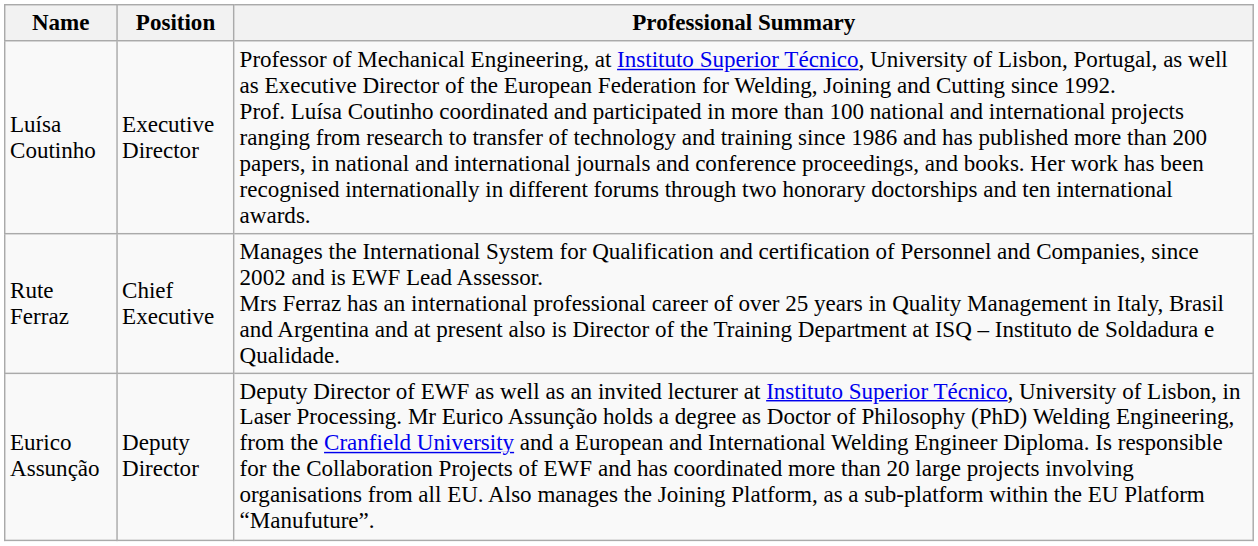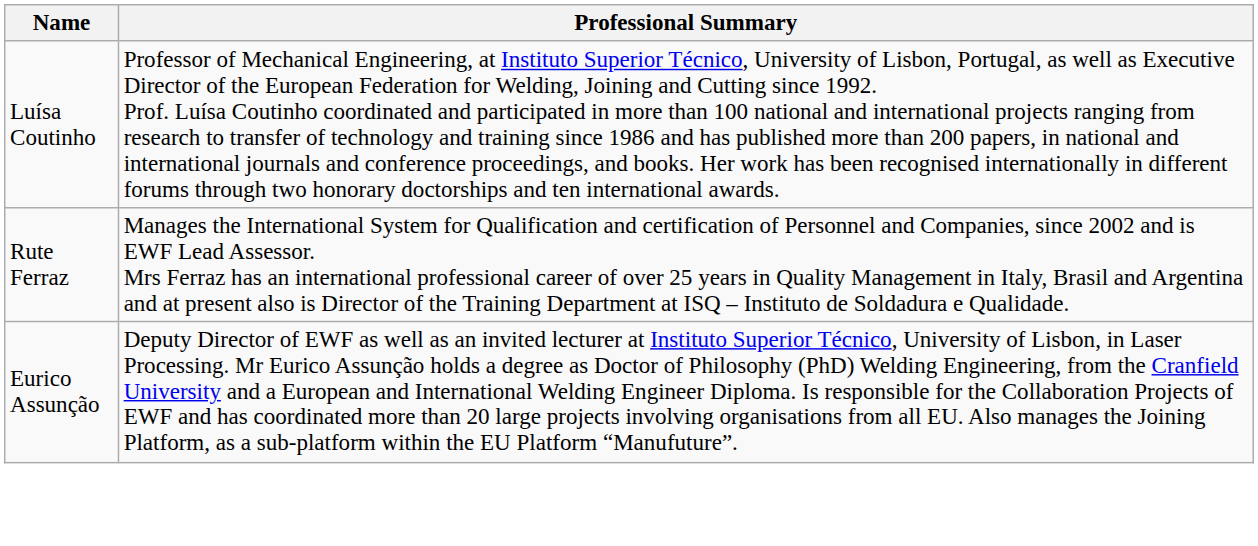- column: (176, 22)
